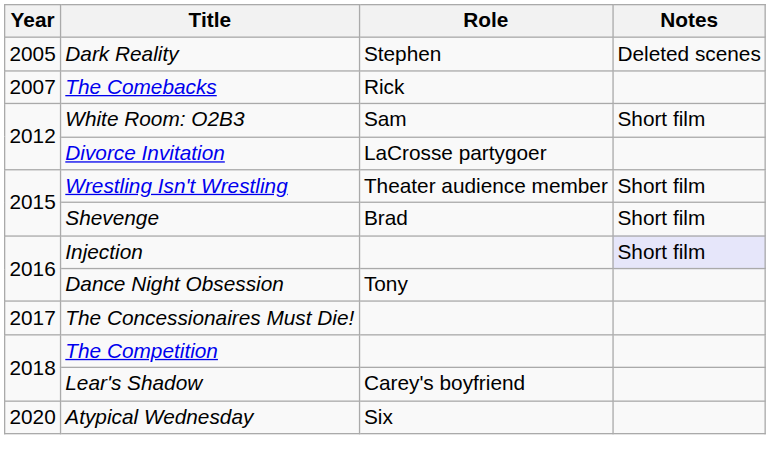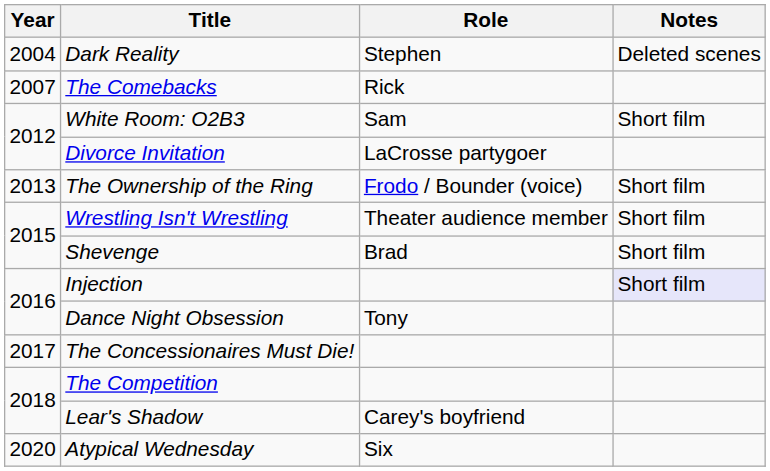(33, 53) 2005 -> (33, 53) 2004
+ row: (189, 185)
